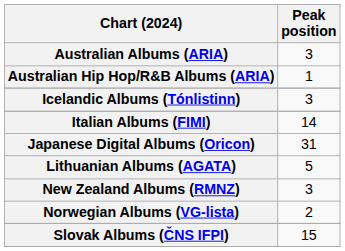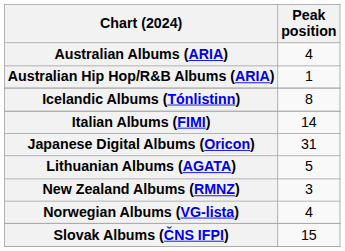(309, 54) 3 -> (309, 54) 4
(309, 99) 3 -> (309, 99) 8
(309, 212) 2 -> (309, 212) 4
